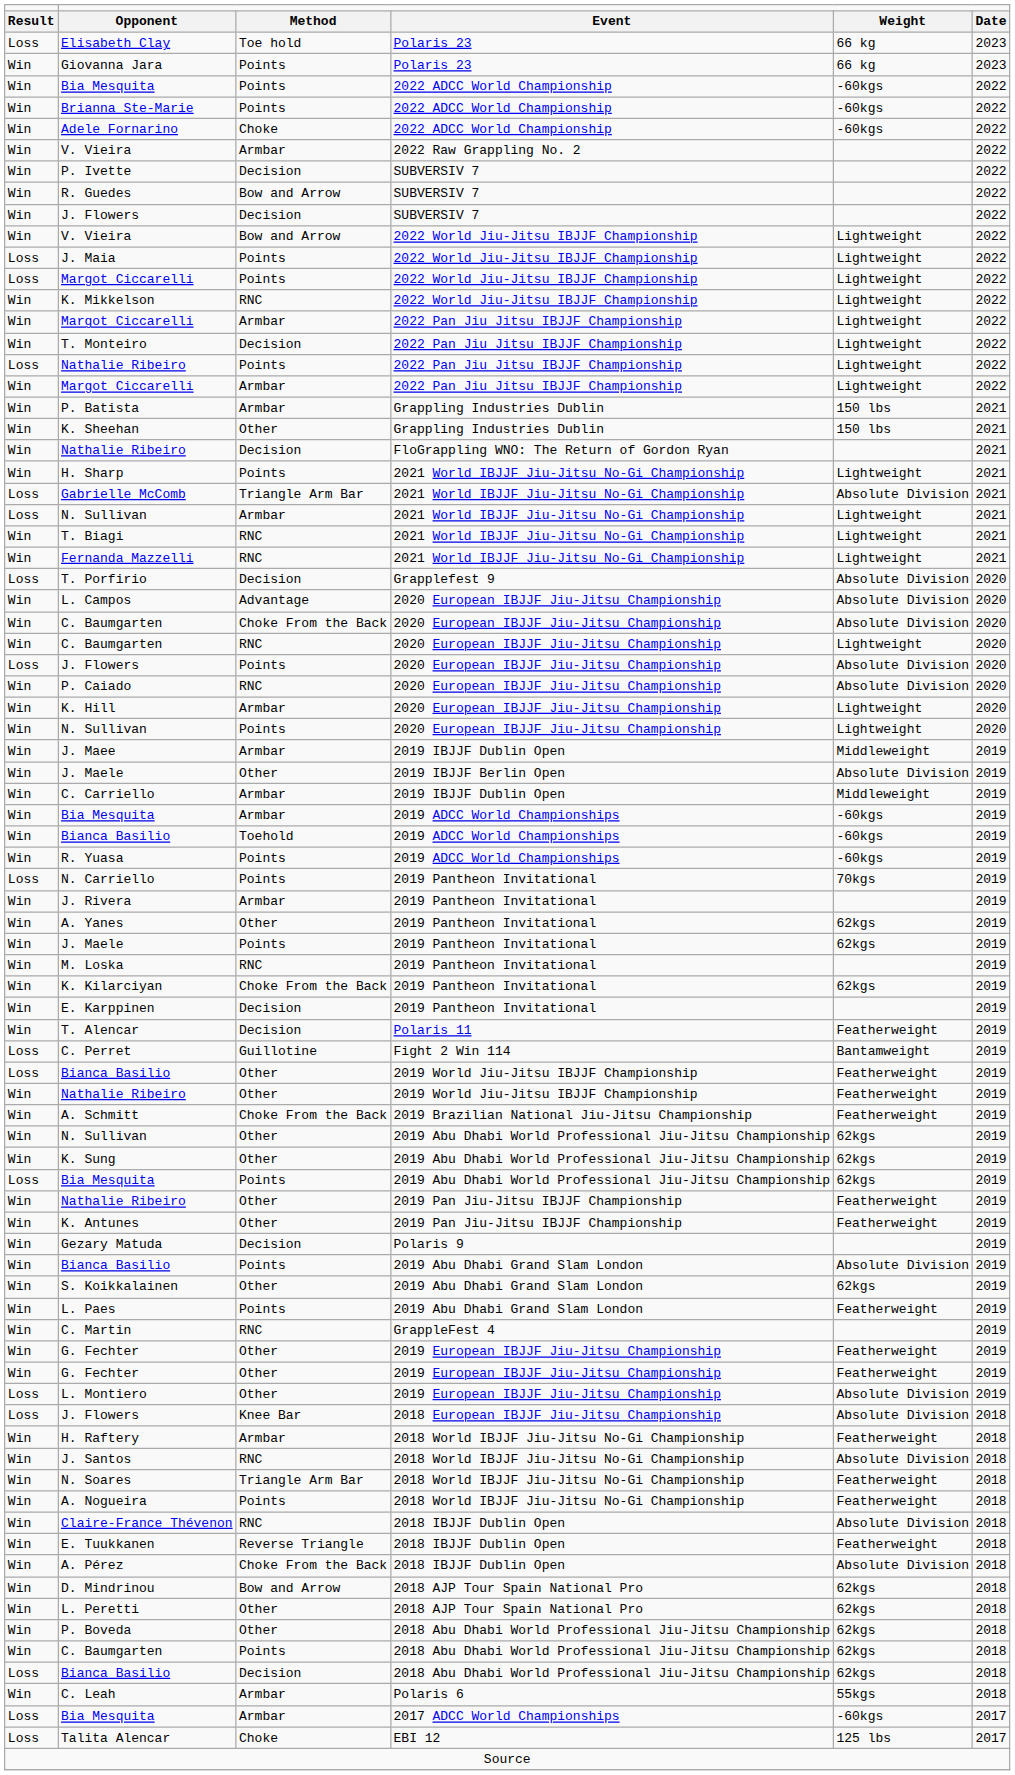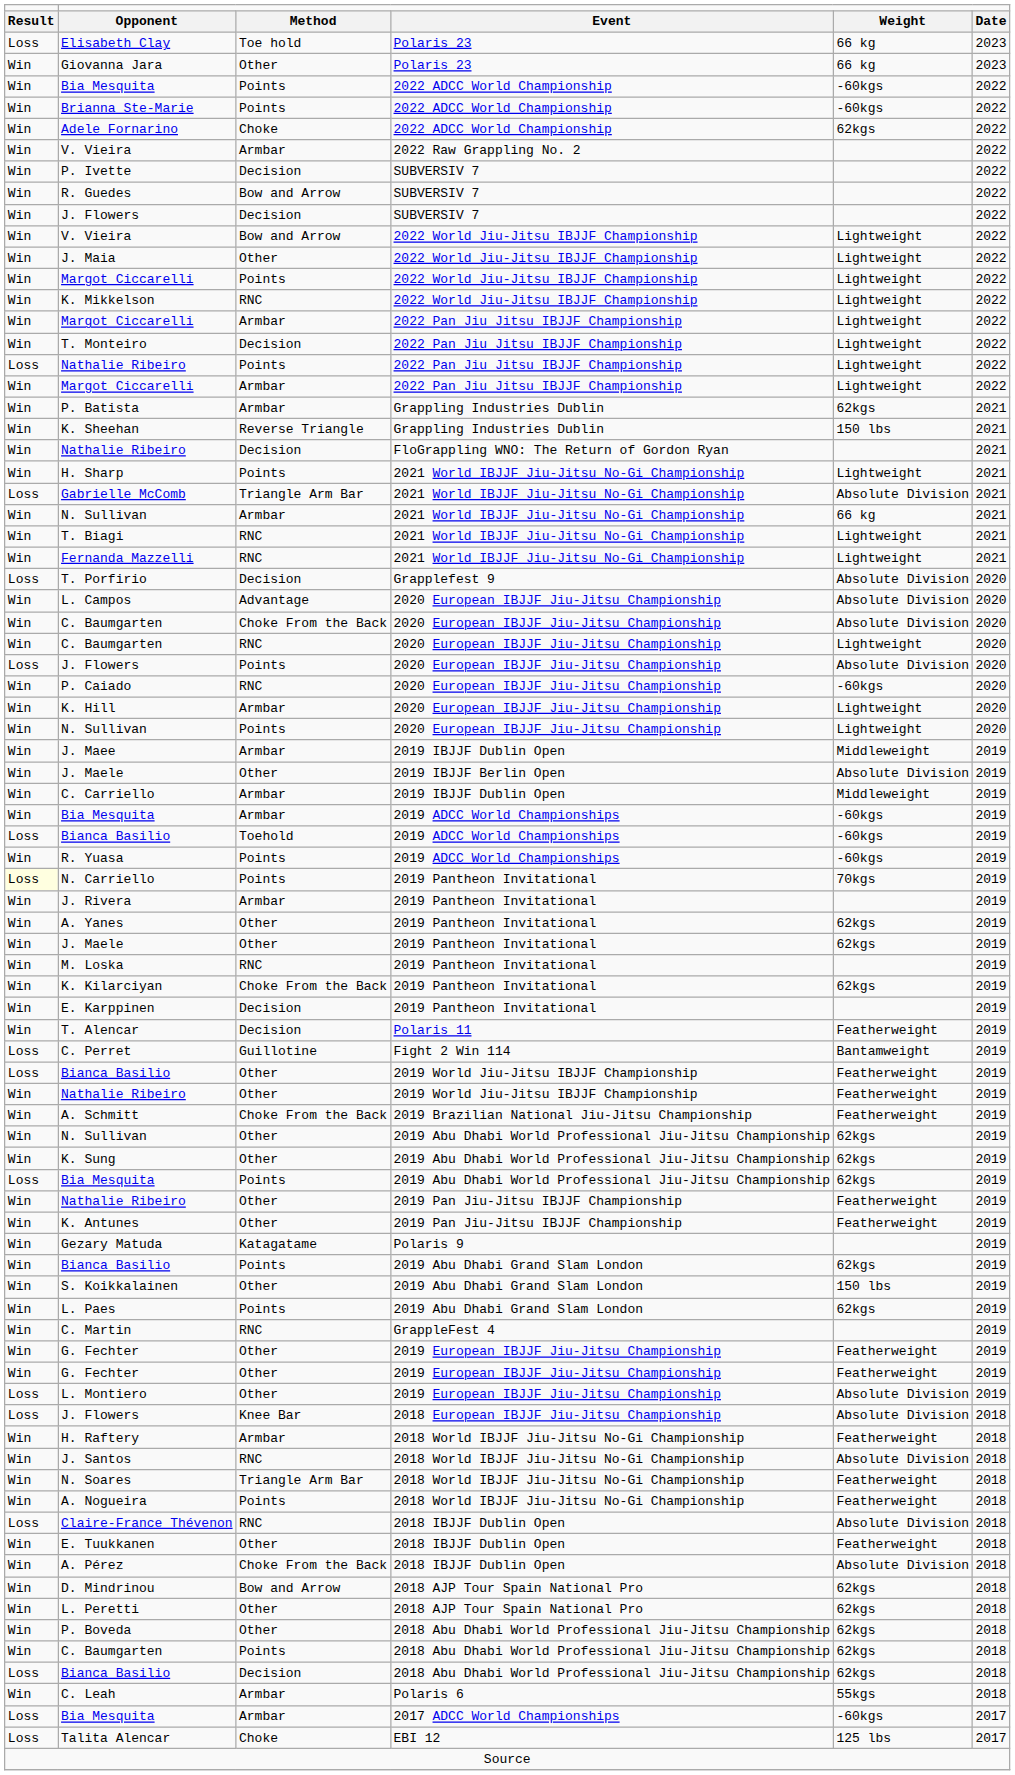(262, 65) Points -> (258, 65) Other
(860, 129) -60kgs -> (856, 129) 62kgs
(23, 258) Loss -> (20, 258) Win
(262, 258) Points -> (258, 258) Other
(23, 280) Loss -> (20, 280) Win
(864, 408) 150 lbs -> (856, 408) 62kgs
(258, 430) Other -> (301, 430) Reverse Triangle
(23, 515) Loss -> (20, 515) Win
(879, 515) Lightweight -> (856, 515) 66 kg
(903, 687) Absolute Division -> (860, 687) -60kgs
(20, 837) Win -> (23, 837) Loss
(23, 880) no background -> (23, 880) lightyellow background
(262, 944) Points -> (258, 944) Other
(270, 1245) Decision -> (278, 1245) Katagatame
(903, 1266) Absolute Division -> (856, 1266) 62kgs
(856, 1287) 62kgs -> (864, 1287) 150 lbs
(887, 1309) Featherweight -> (856, 1309) 62kgs
(20, 1523) Win -> (23, 1523) Loss
(301, 1545) Reverse Triangle -> (258, 1545) Other
